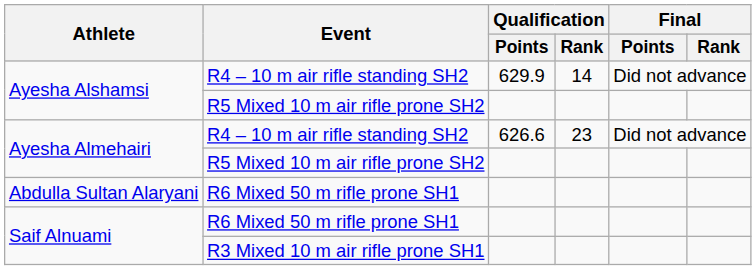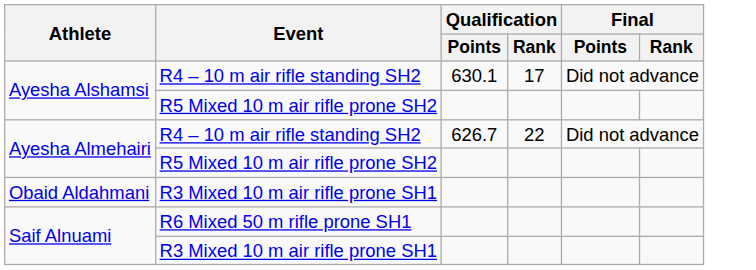(522, 76) 629.9 -> (474, 76) 630.1
(582, 76) 14 -> (534, 76) 17
(522, 134) 626.6 -> (474, 134) 626.7
(582, 134) 23 -> (534, 134) 22
- row: (104, 193)
+ row: (79, 193)
